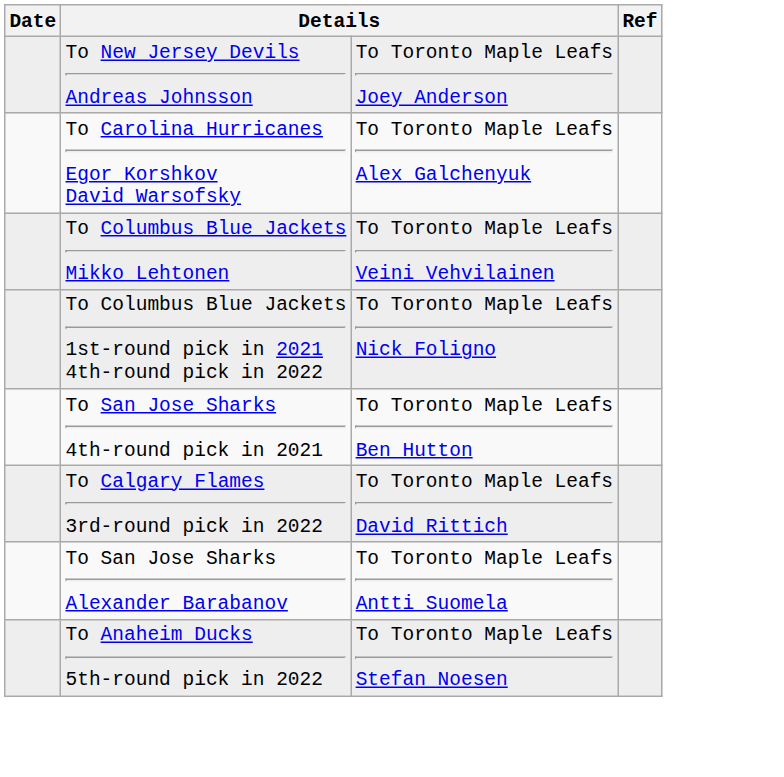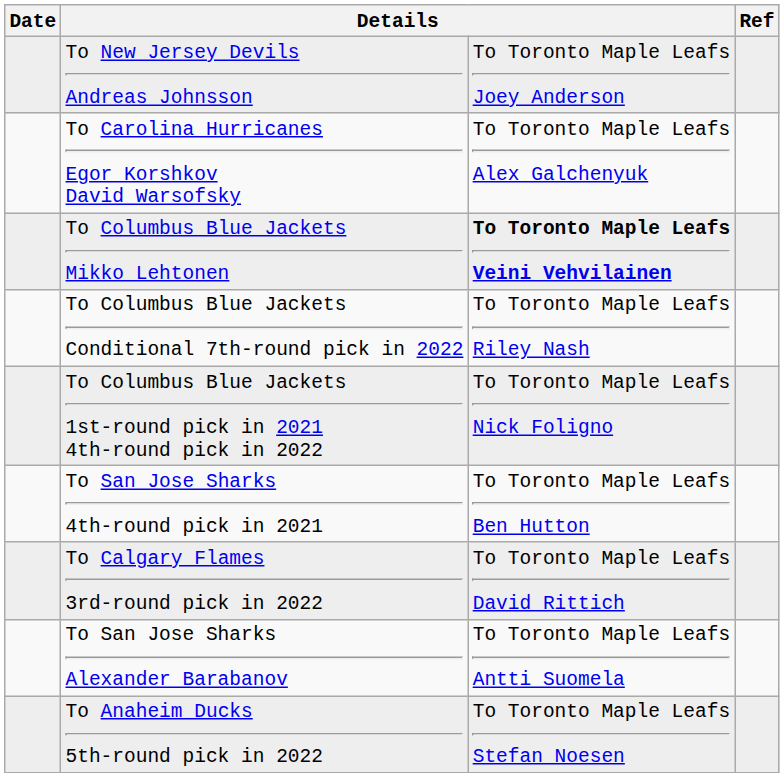(484, 251) normal -> (601, 251) bold
+ row: (264, 328)
